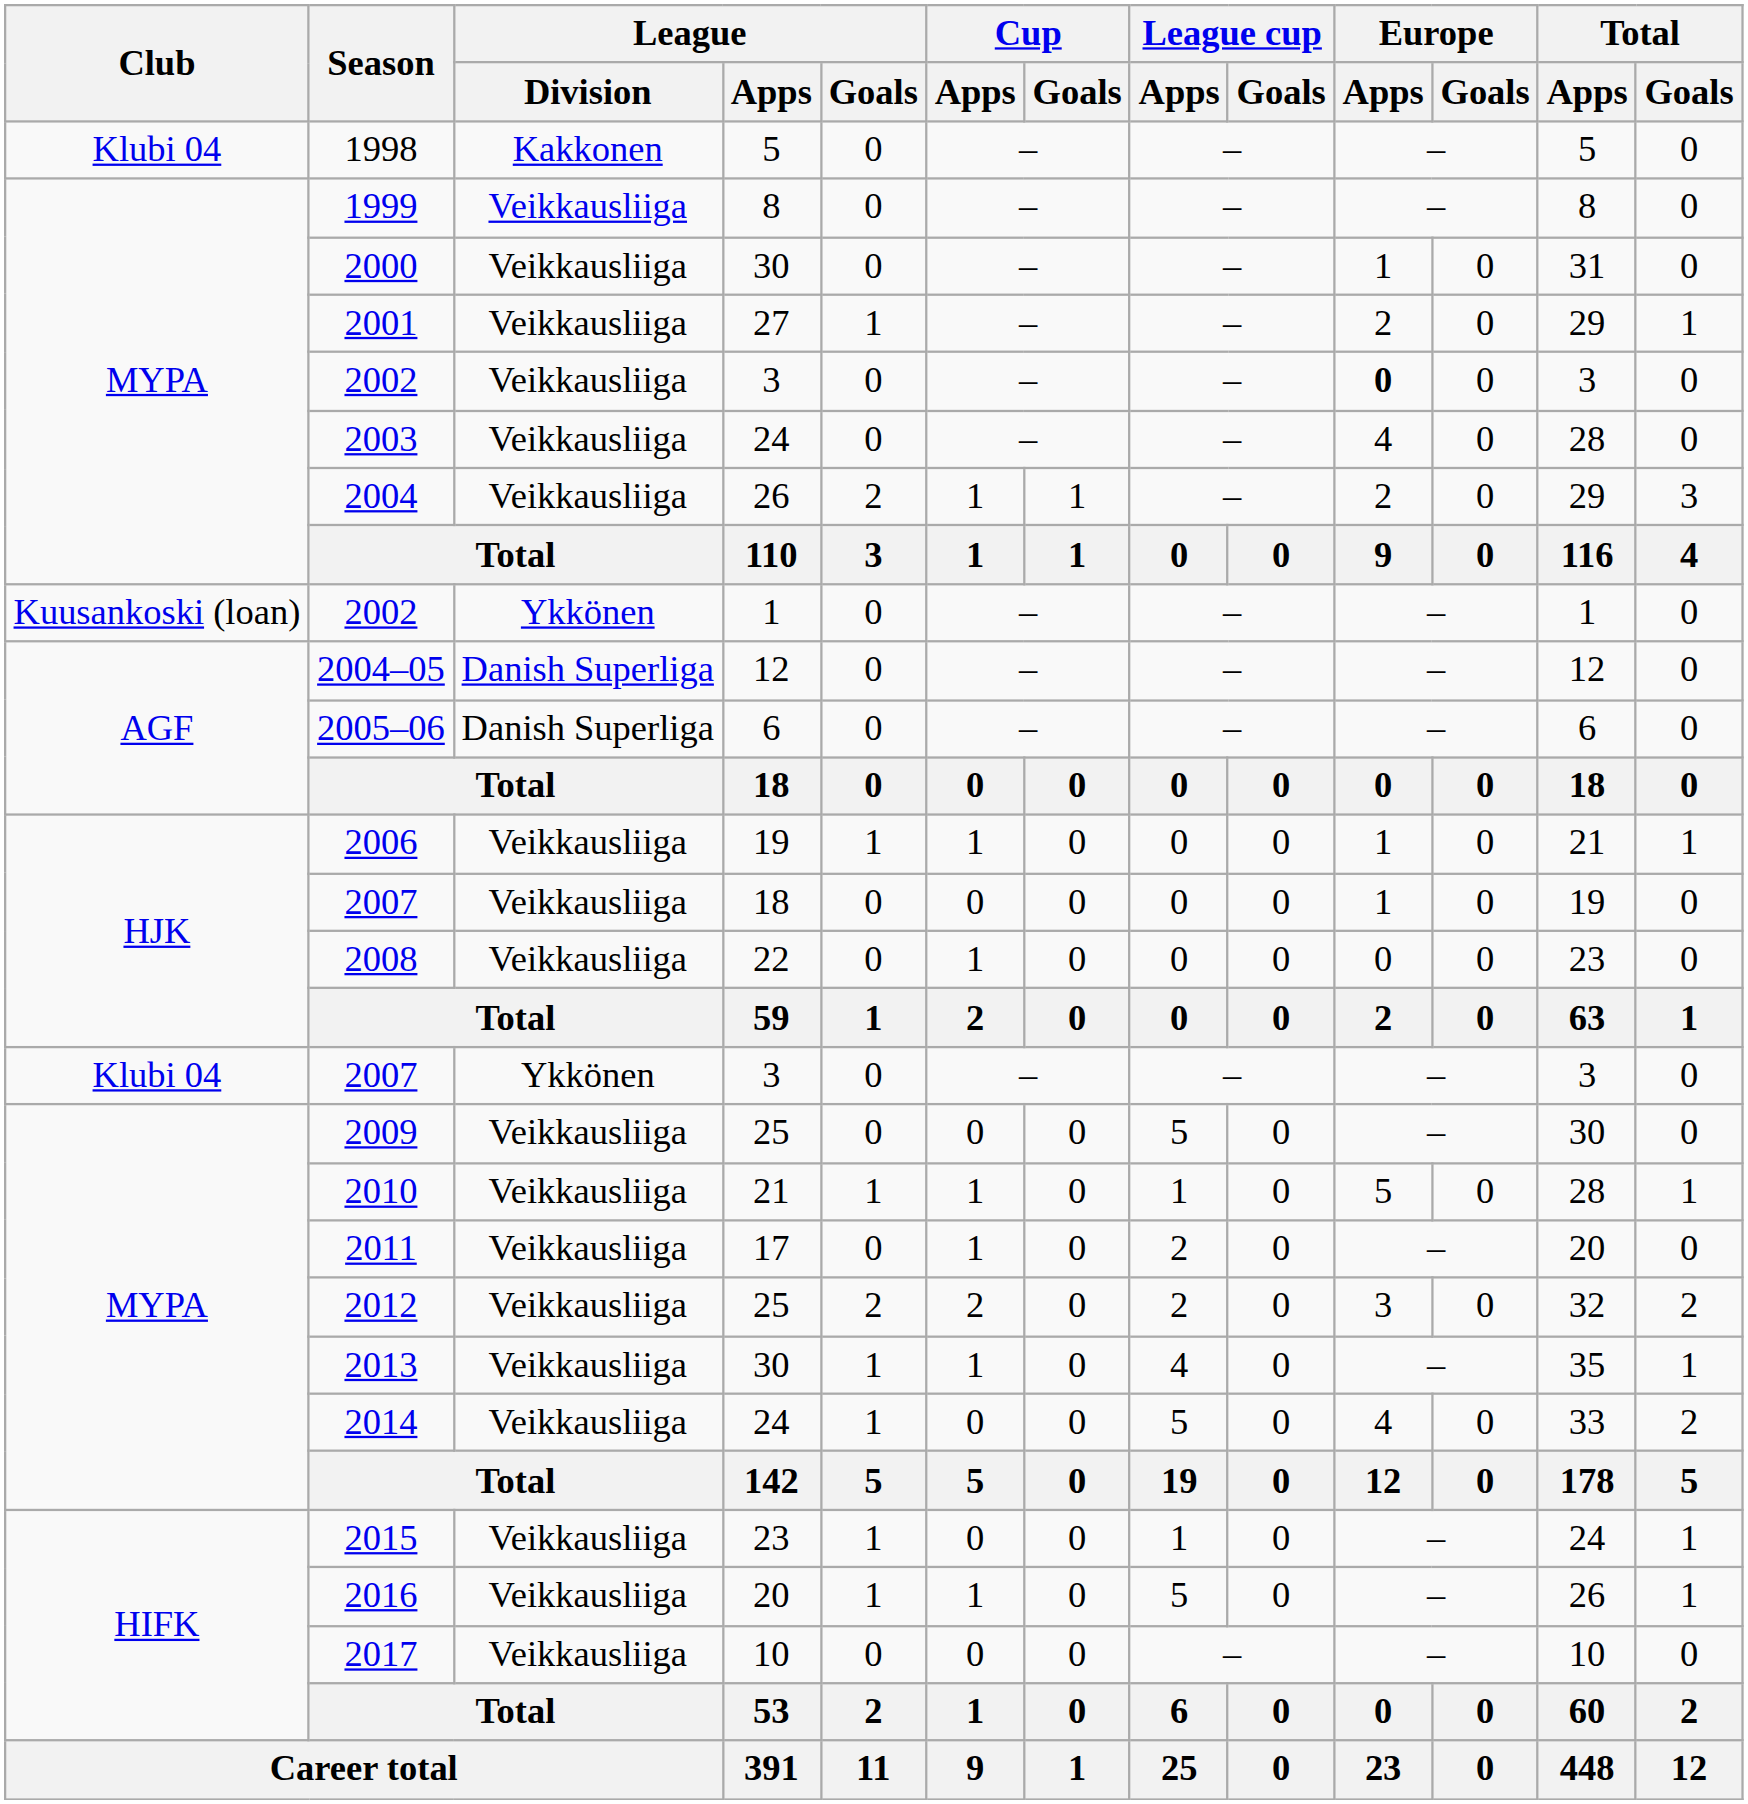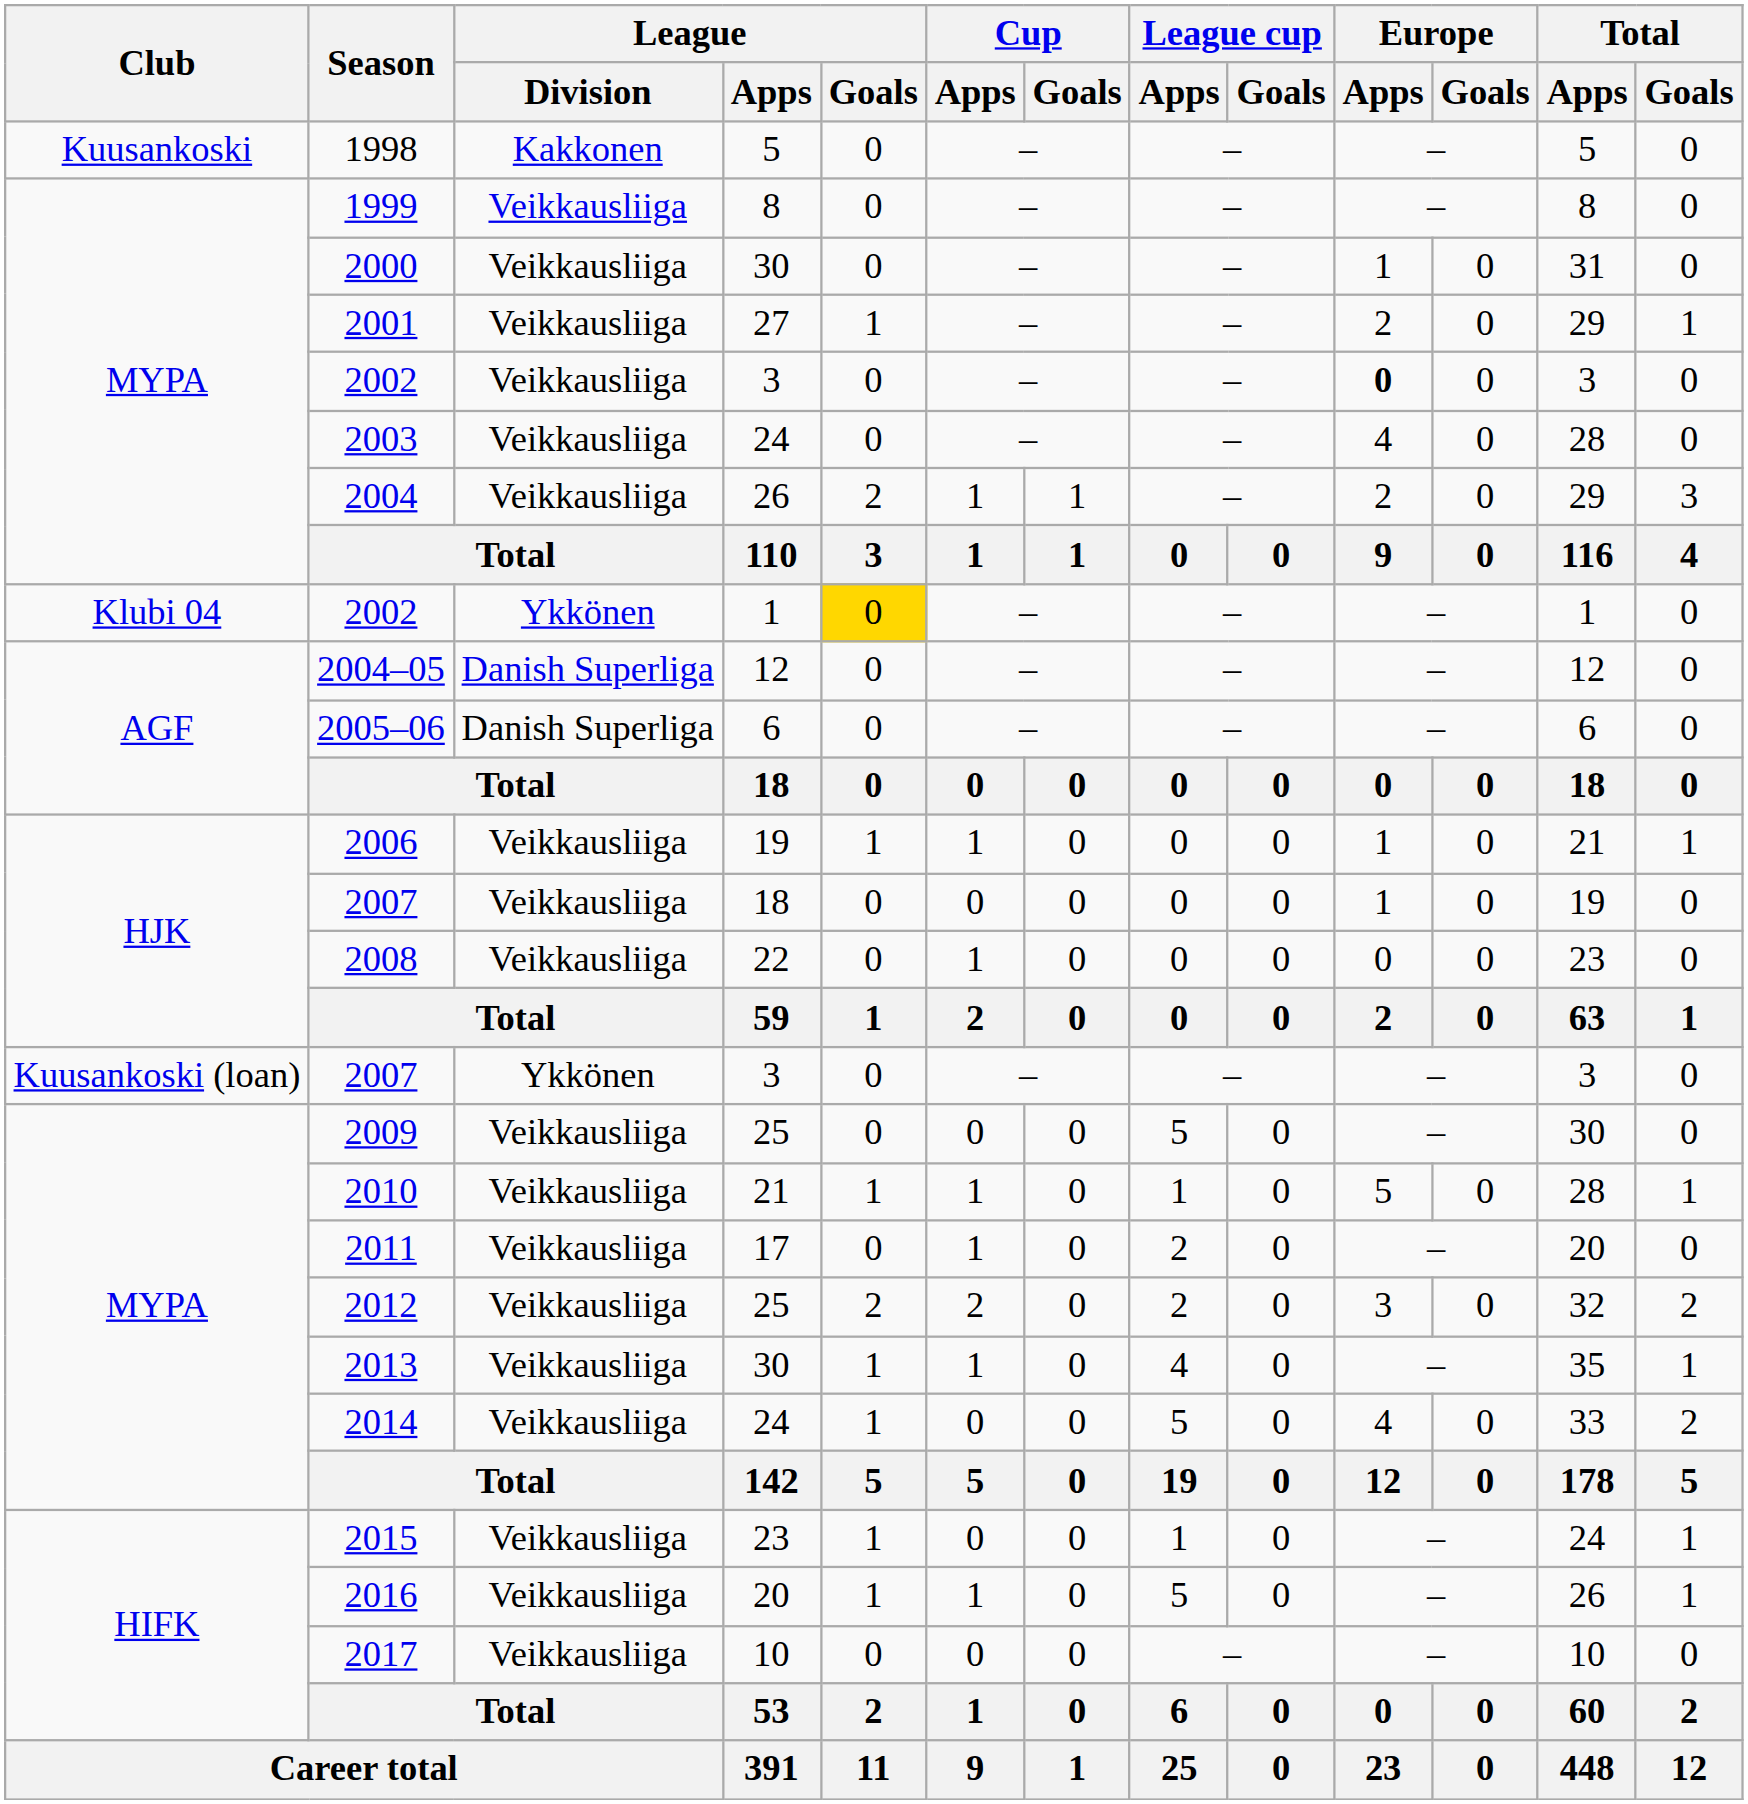(157, 149) Klubi 04 -> (157, 149) Kuusankoski
(157, 611) Kuusankoski (loan) -> (157, 611) Klubi 04
(873, 611) no background -> (873, 611) gold background
(157, 1074) Klubi 04 -> (157, 1074) Kuusankoski (loan)
